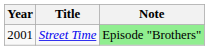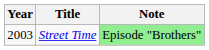(20, 34) 2001 -> (20, 34) 2003
